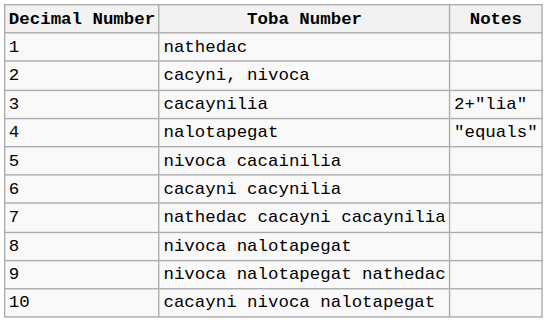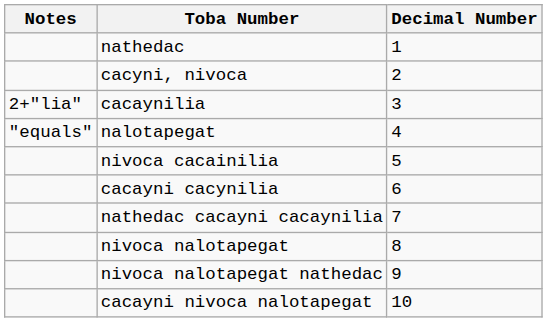columns swapped: (82, 19) <-> (496, 19)
